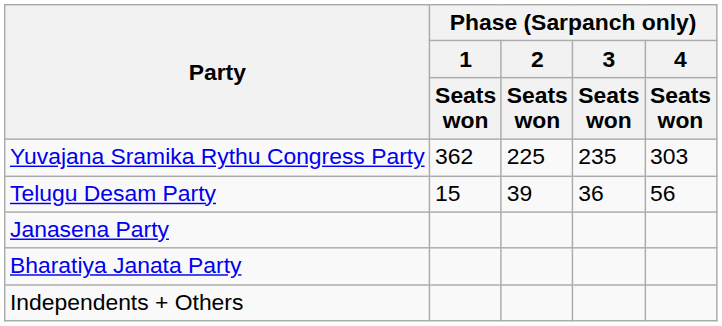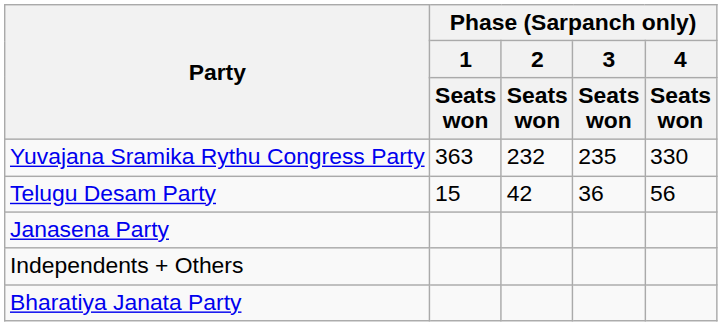(454, 157) 362 -> (454, 157) 363
(526, 157) 225 -> (526, 157) 232
(669, 157) 303 -> (669, 157) 330
(519, 193) 39 -> (519, 193) 42
rows swapped: (126, 266) <-> (127, 302)
